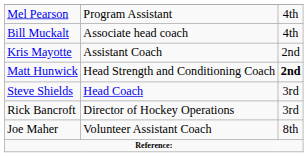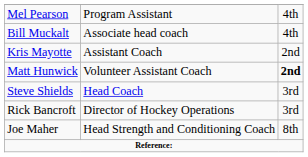(179, 71) Head Strength and Conditioning Coach -> (147, 71) Volunteer Assistant Coach
(147, 129) Volunteer Assistant Coach -> (179, 129) Head Strength and Conditioning Coach
